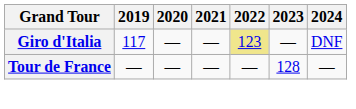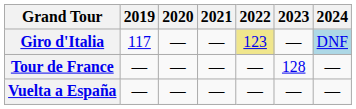(327, 41) no background -> (332, 41) lightblue background
+ row: (62, 91)
